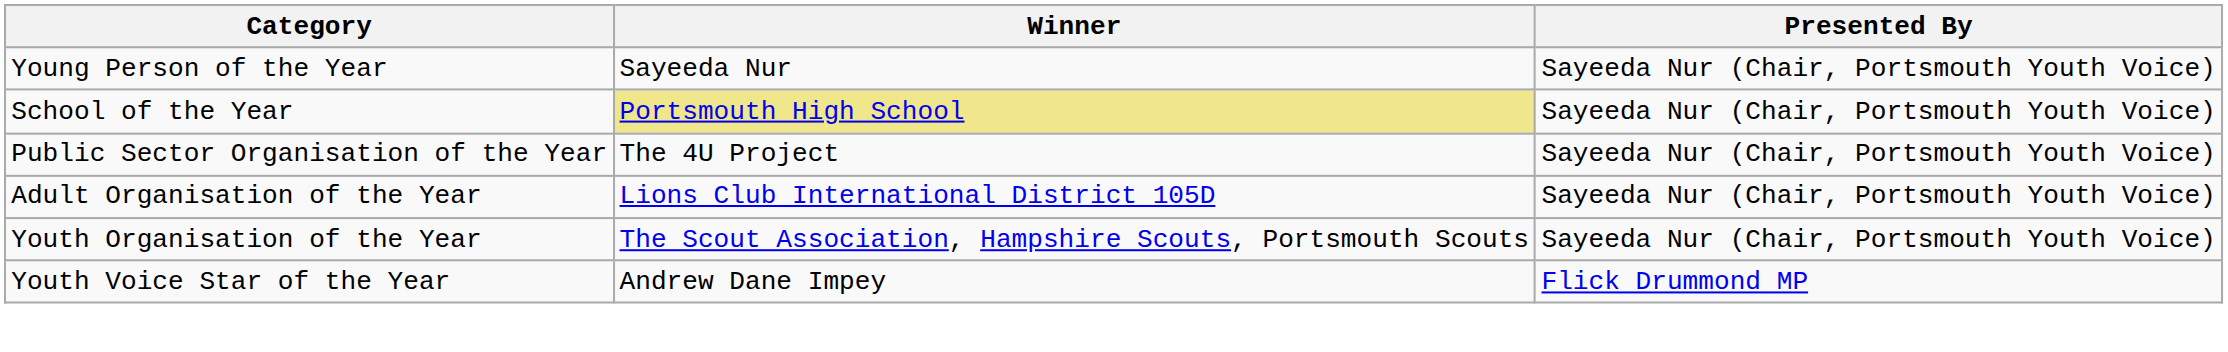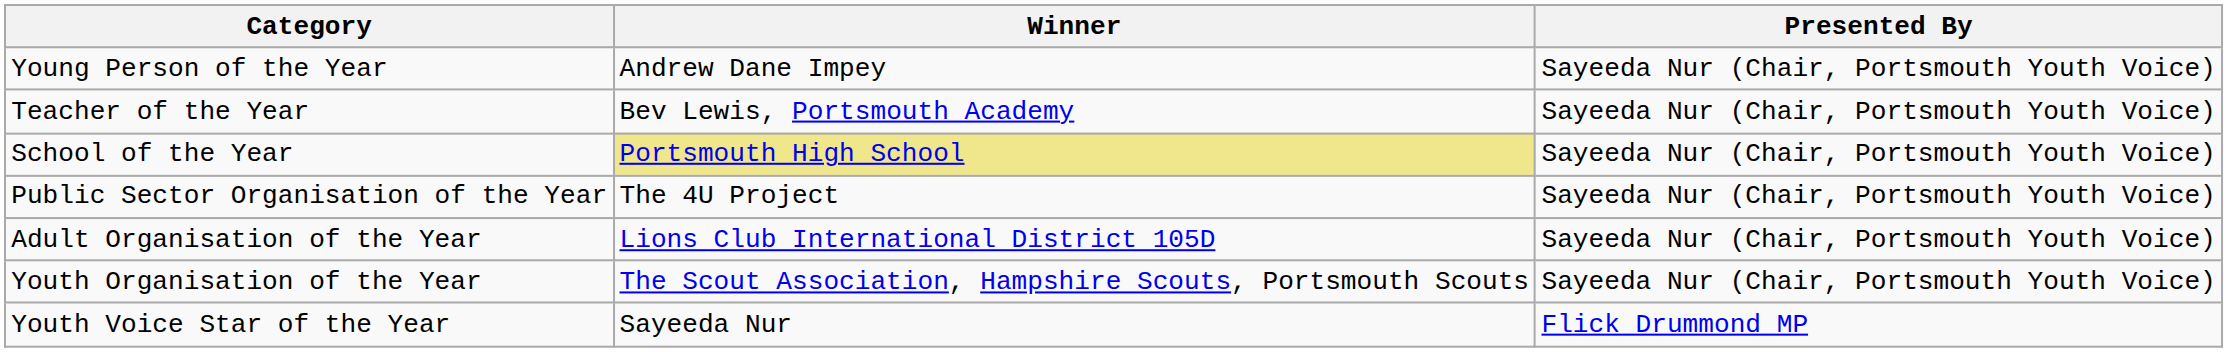(706, 69) Sayeeda Nur -> (753, 69) Andrew Dane Impey
+ row: (160, 111)
(753, 282) Andrew Dane Impey -> (706, 324) Sayeeda Nur
